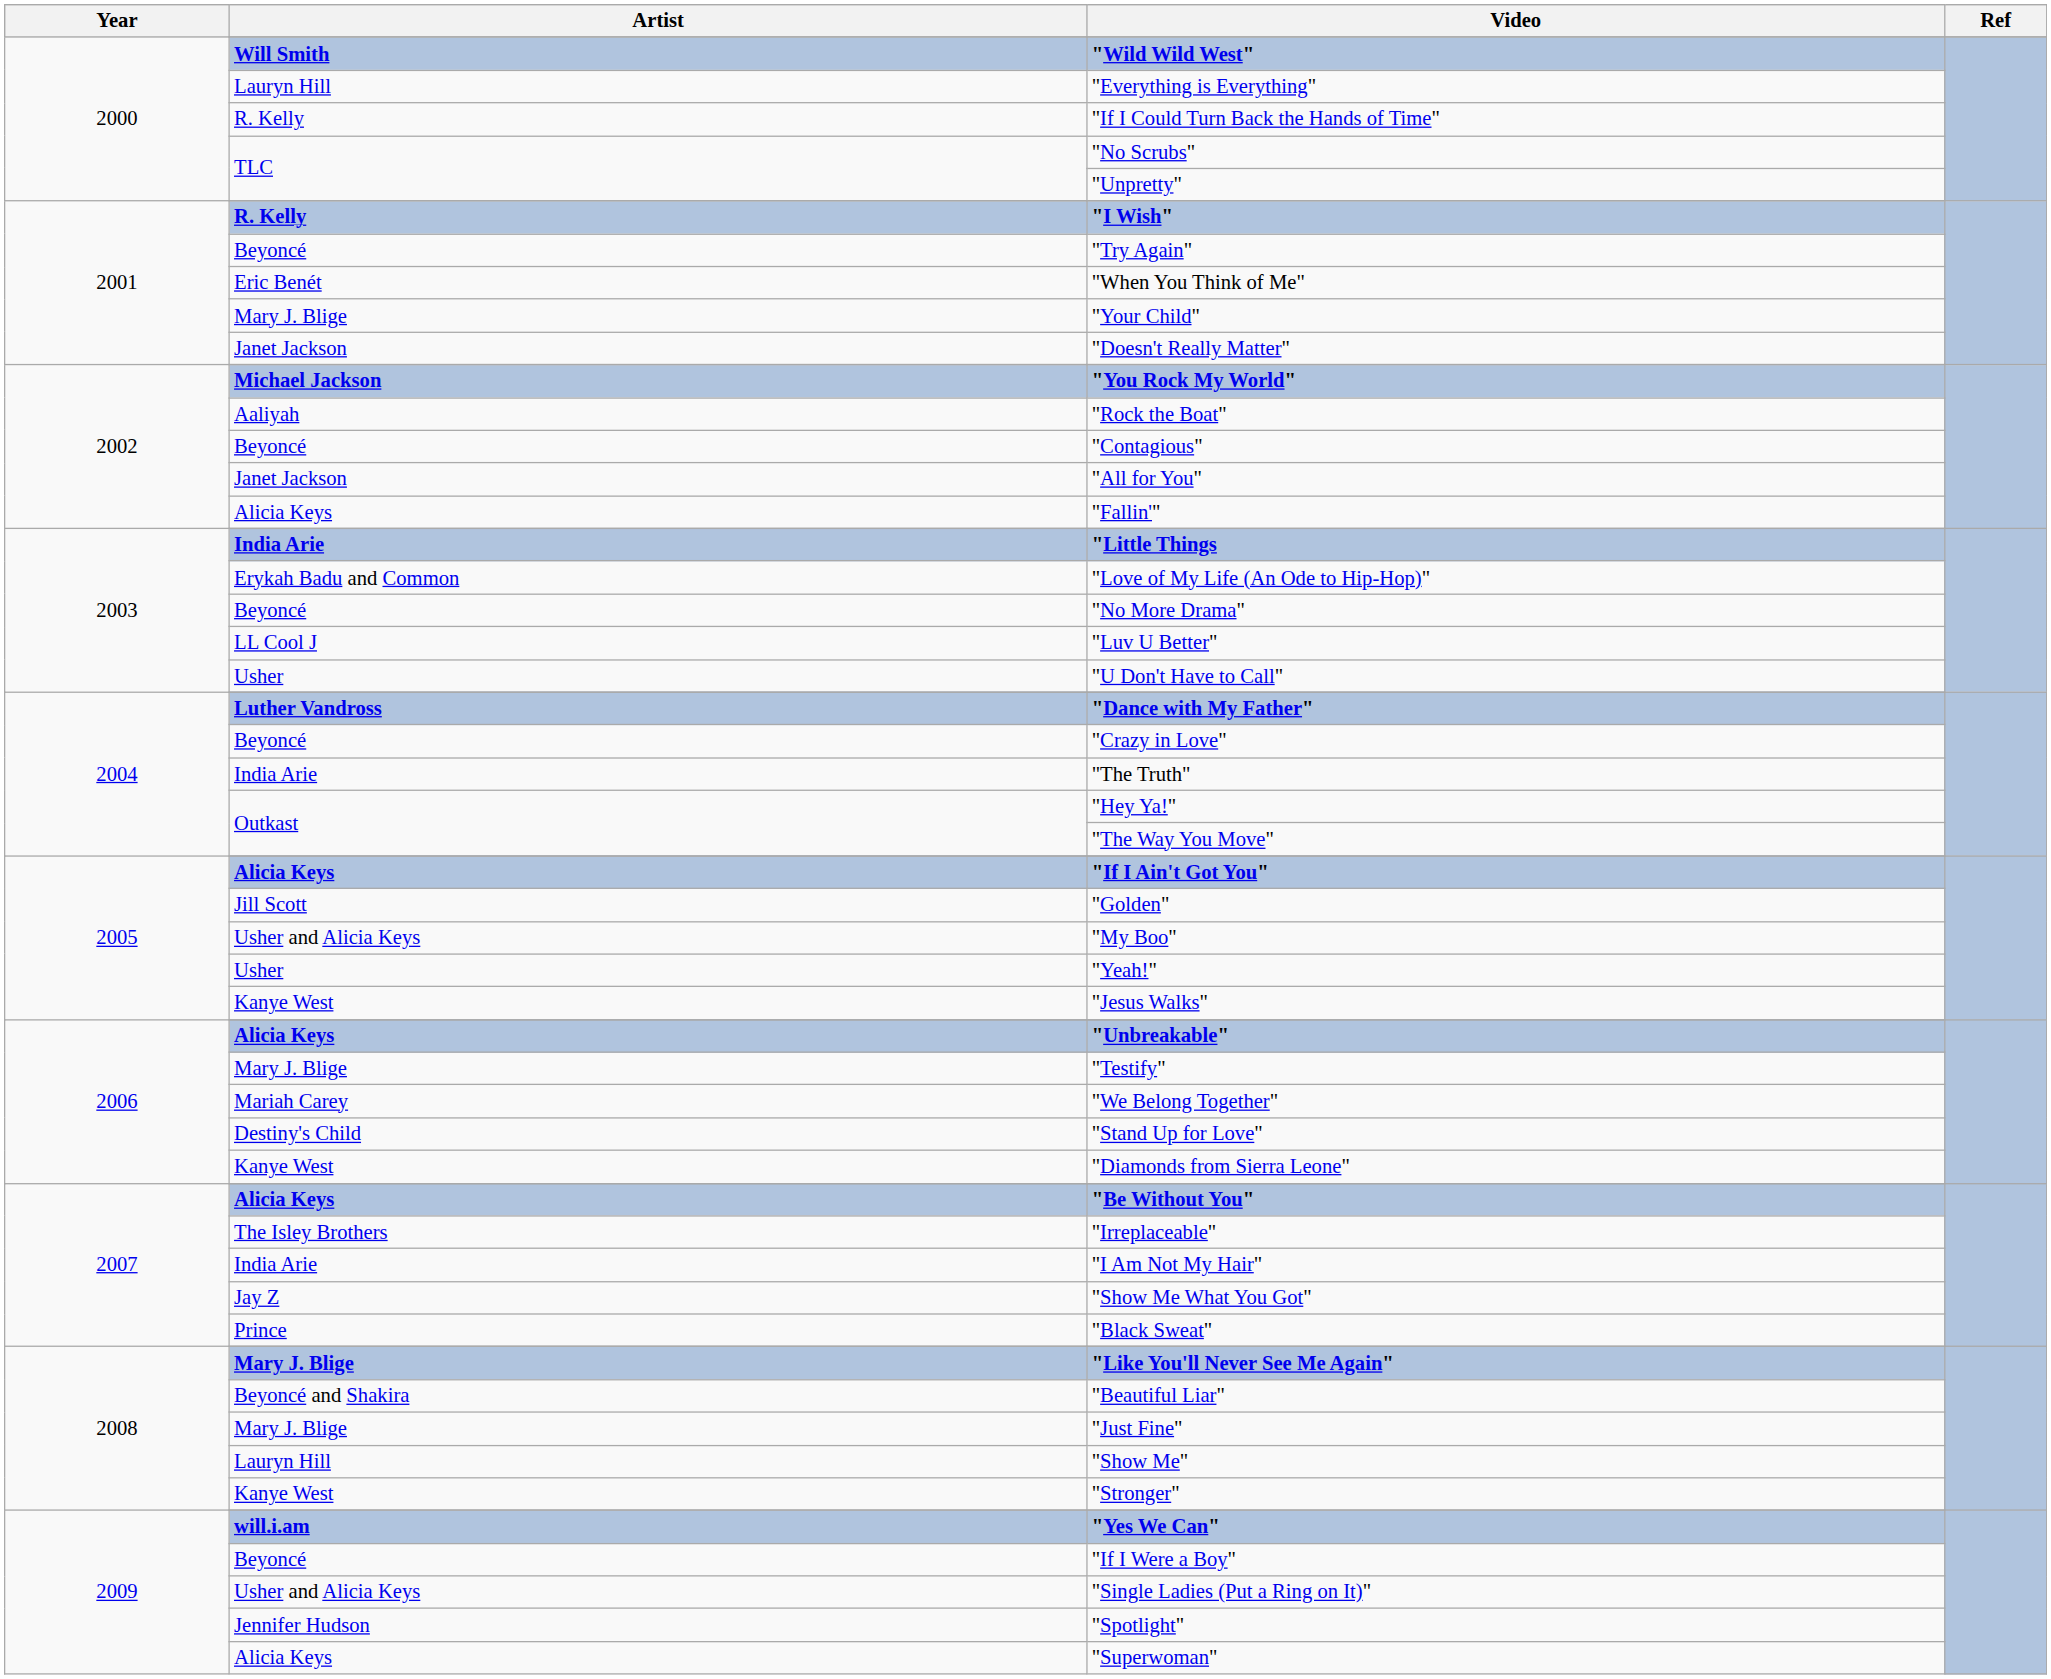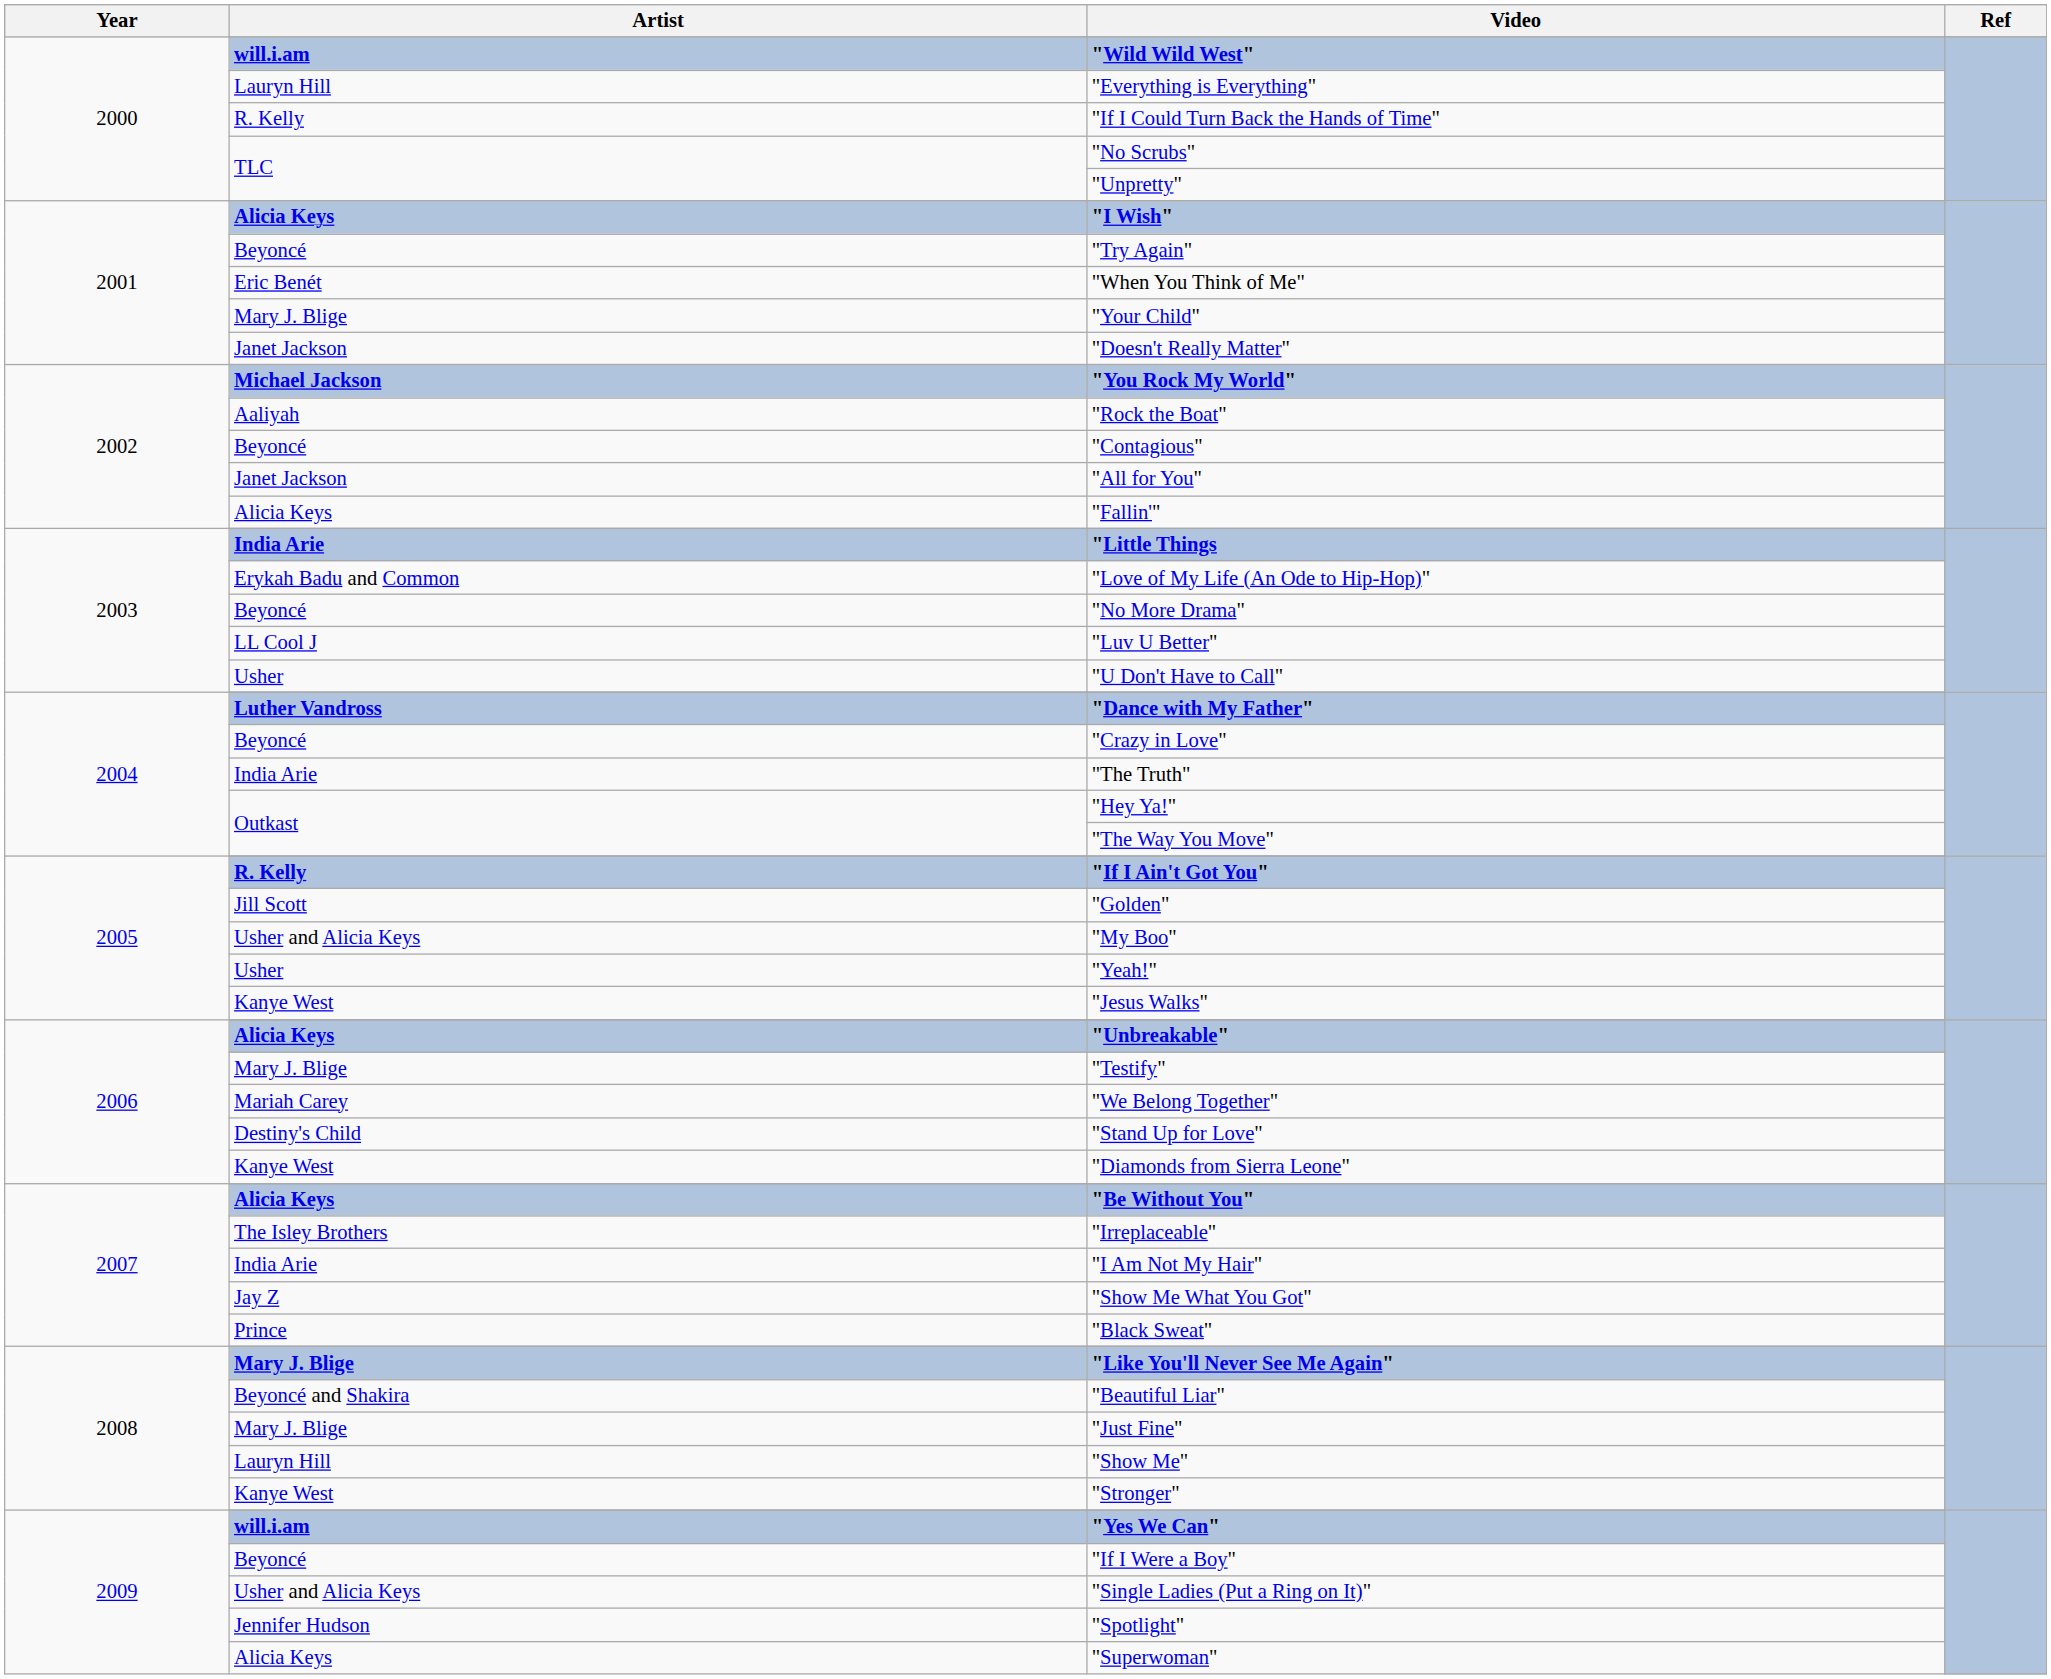(282, 53) Will Smith -> (272, 53) will.i.am
(270, 217) R. Kelly -> (284, 217) Alicia Keys
(284, 871) Alicia Keys -> (270, 871) R. Kelly
